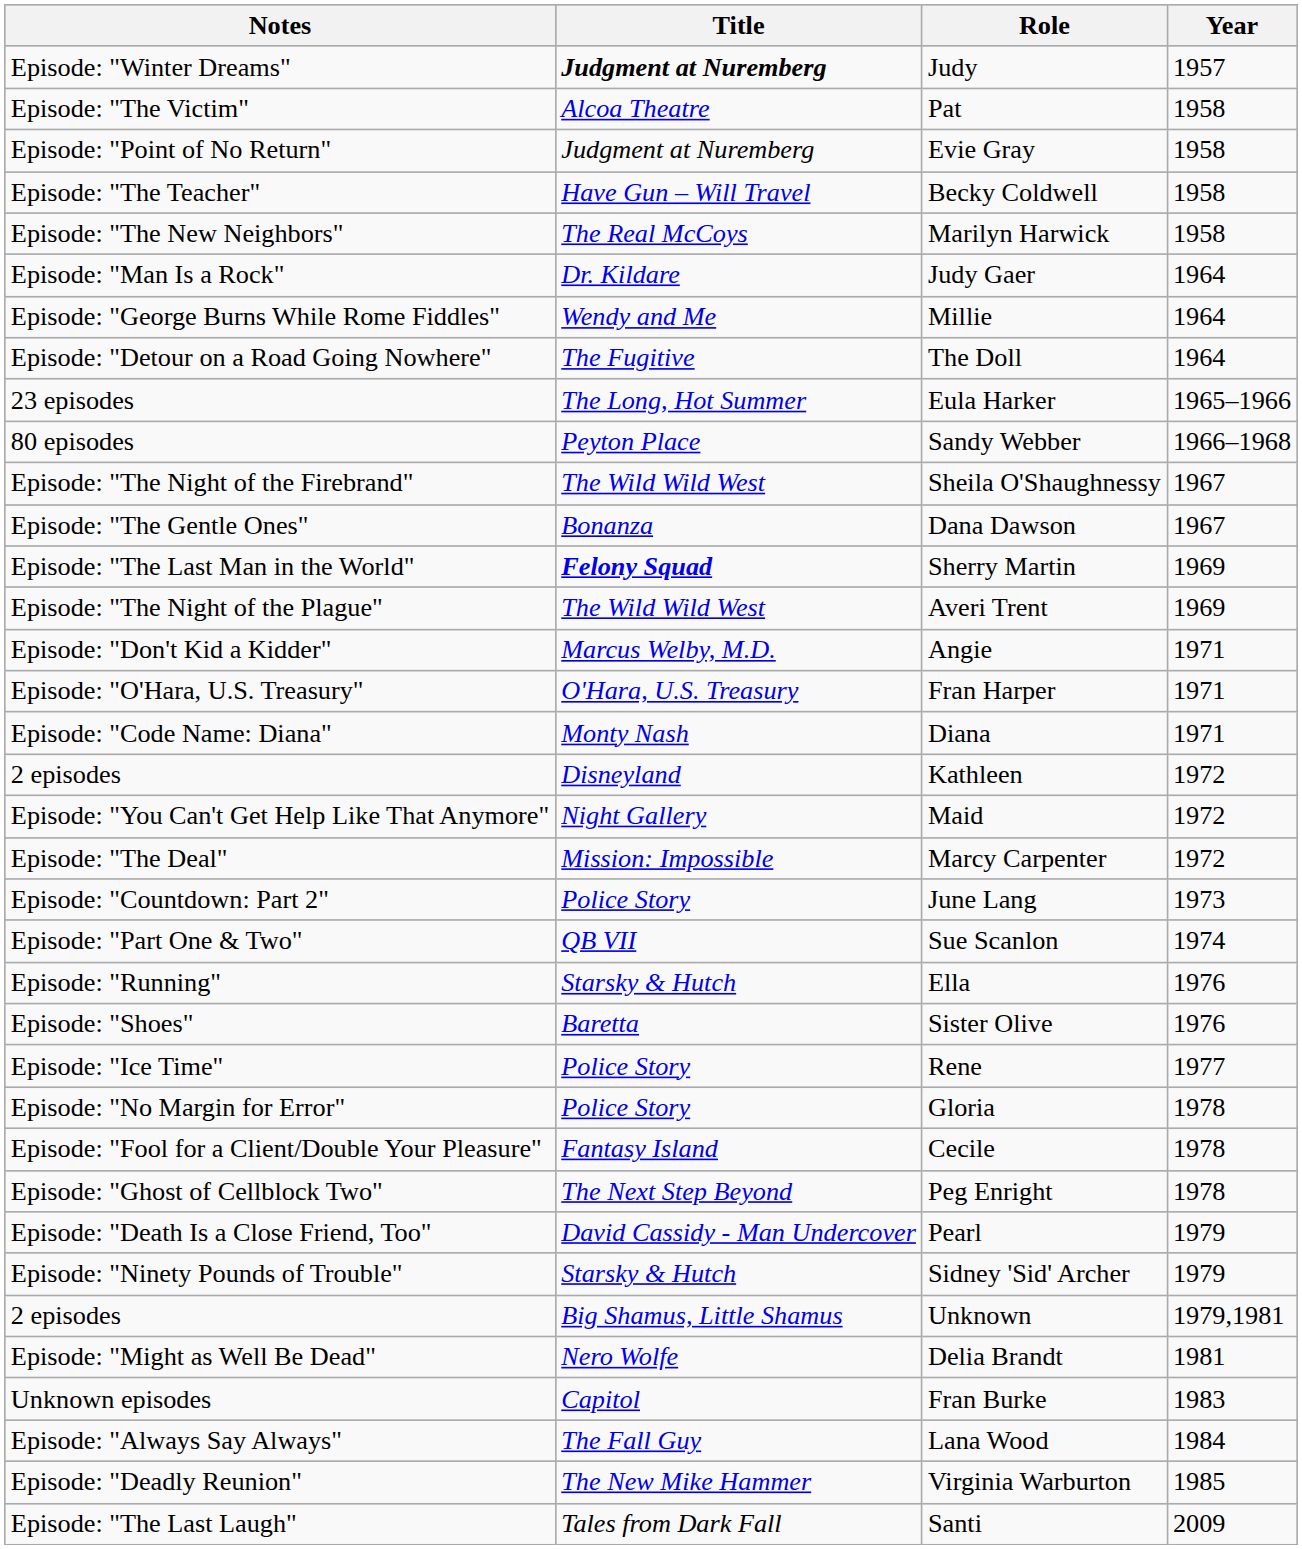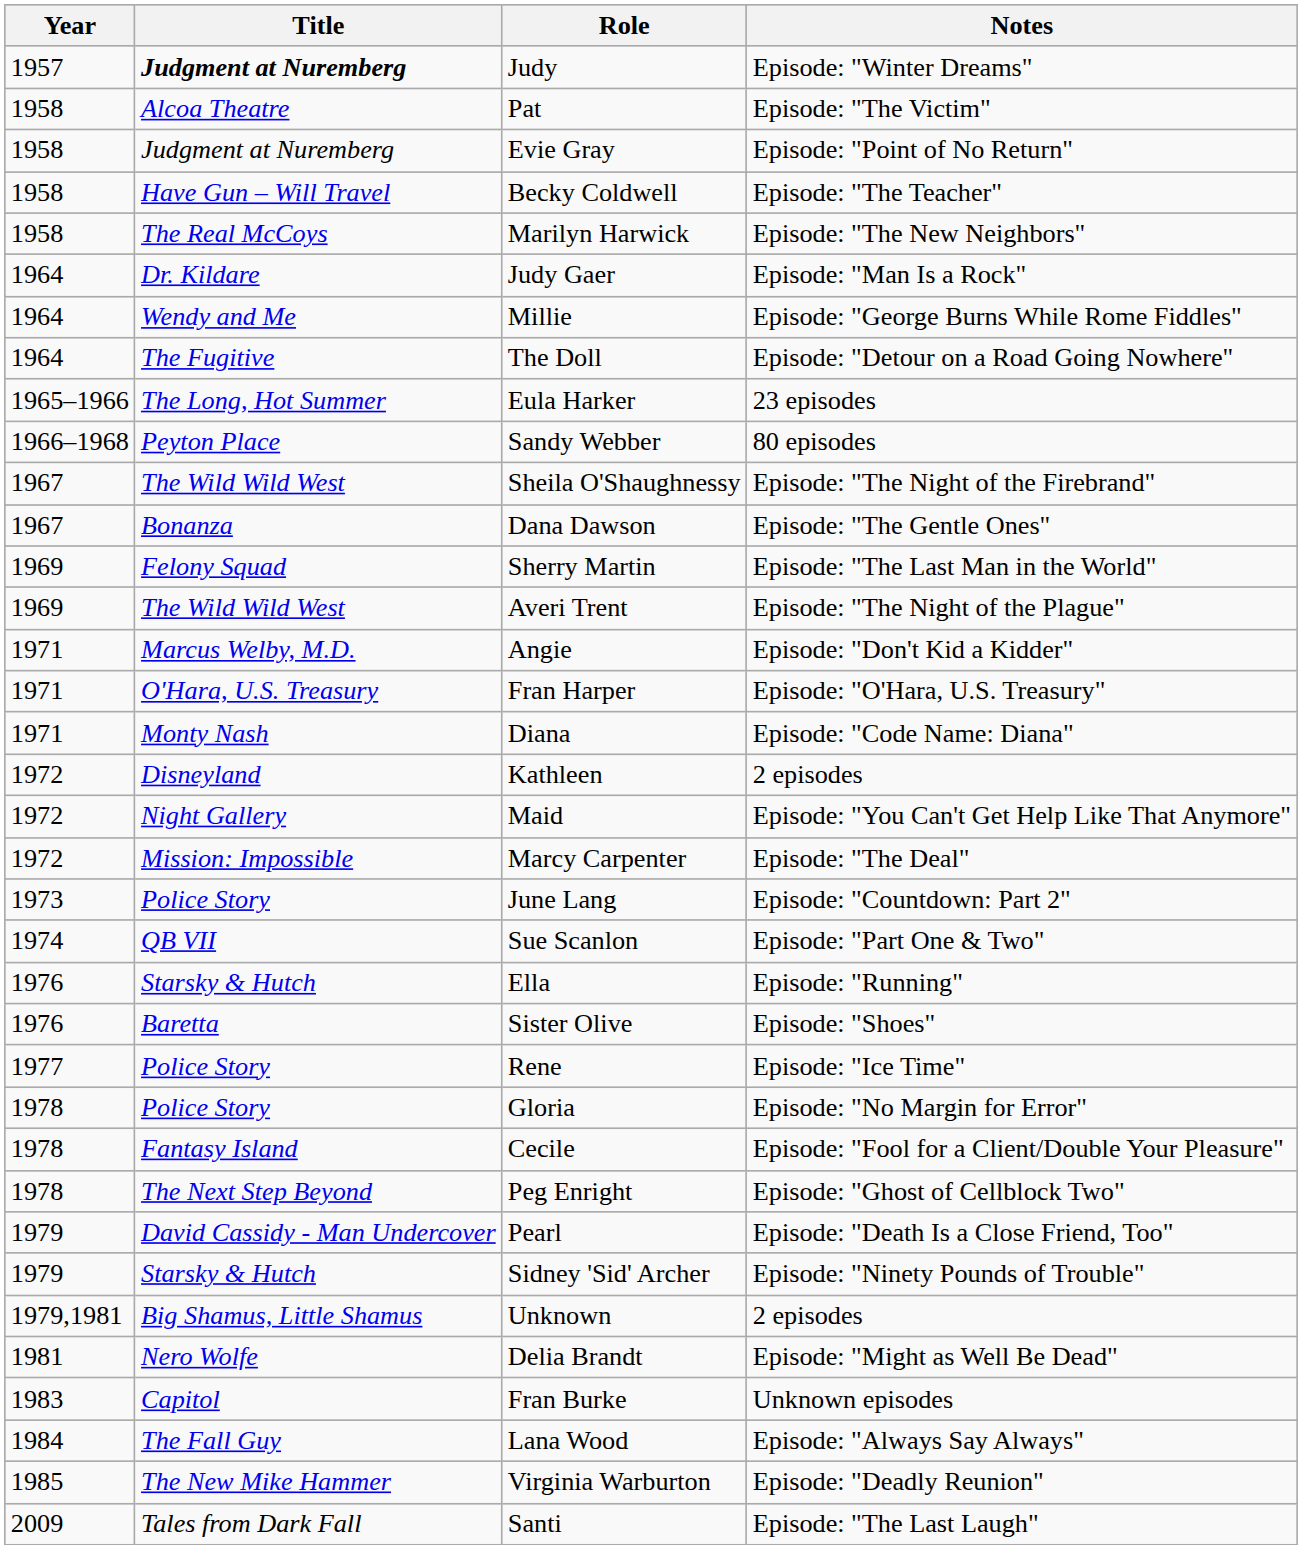columns swapped: (1232, 25) <-> (280, 25)
(637, 566) bold -> (214, 566) normal
